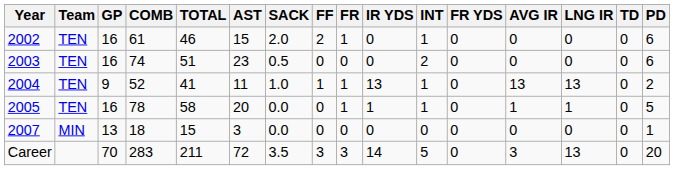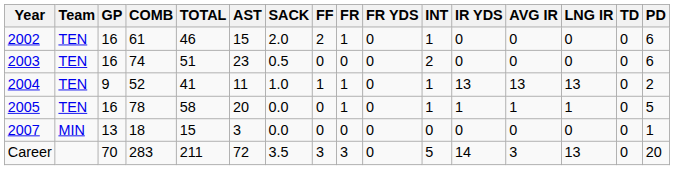columns swapped: (476, 15) <-> (390, 15)
